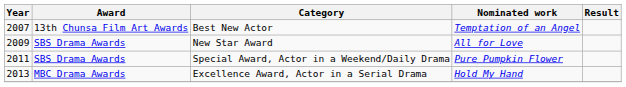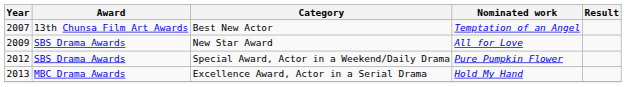(18, 58) 2011 -> (18, 58) 2012
